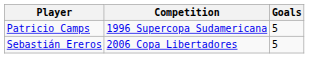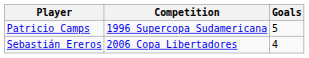(275, 45) 5 -> (275, 45) 4
